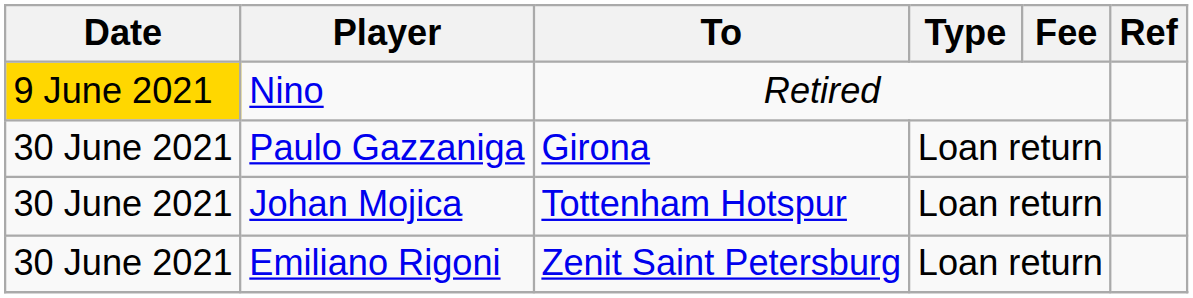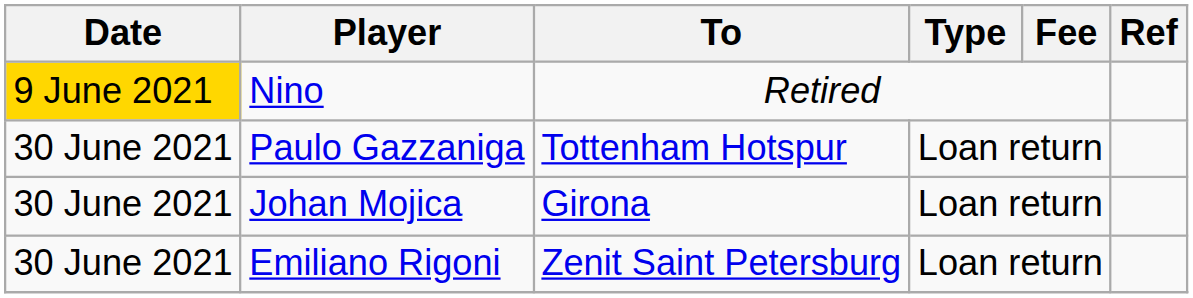(596, 147) Girona -> (694, 147) Tottenham Hotspur
(694, 205) Tottenham Hotspur -> (596, 205) Girona
